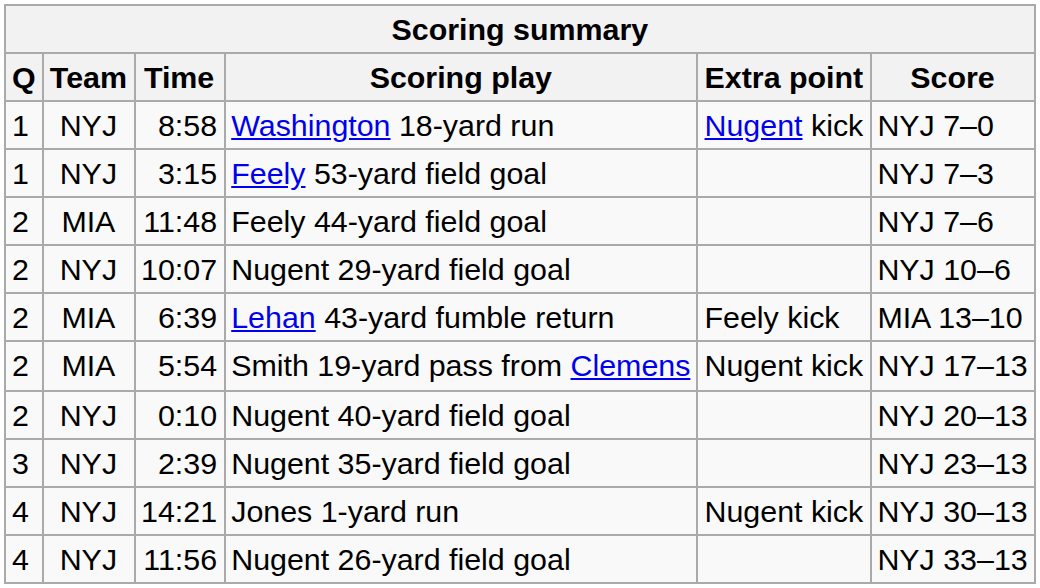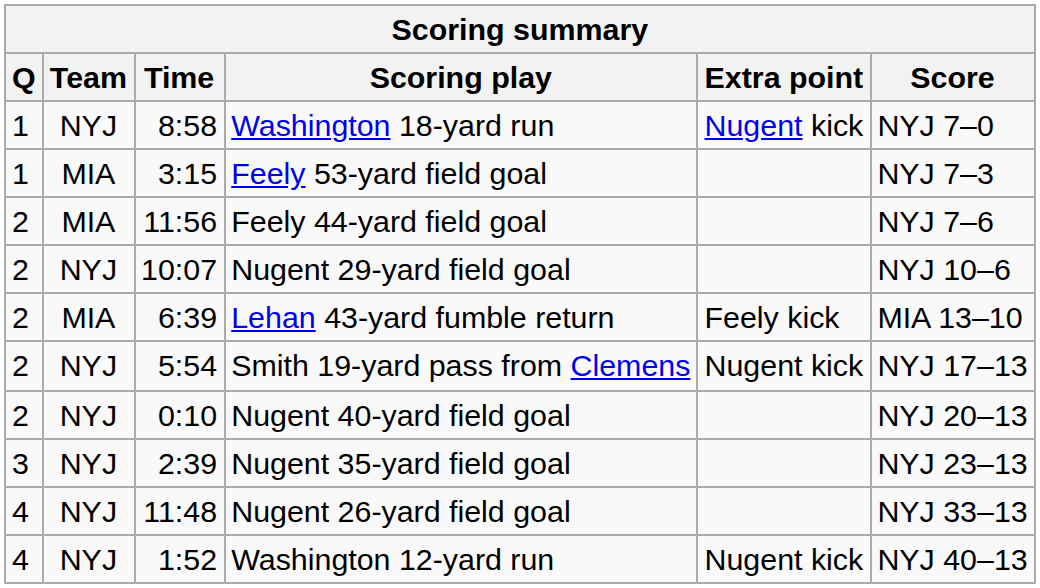(88, 174) NYJ -> (88, 174) MIA
(180, 222) 11:48 -> (180, 222) 11:56
(88, 366) MIA -> (88, 366) NYJ
- row: (345, 510)
(180, 559) 11:56 -> (180, 510) 11:48
+ row: (393, 559)
